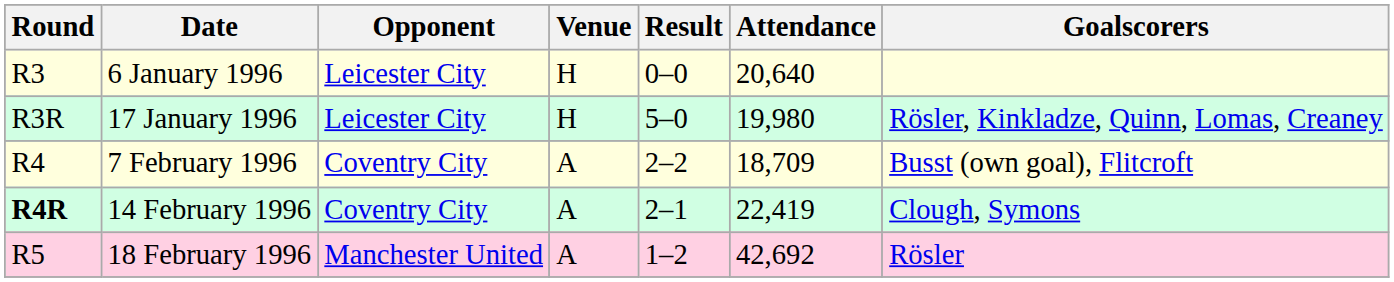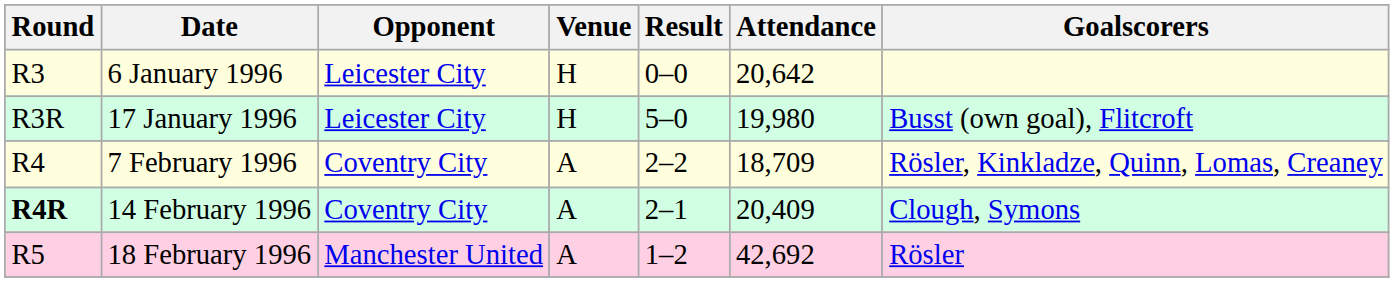(775, 72) 20,640 -> (775, 72) 20,642
(1136, 118) Rösler, Kinkladze, Quinn, Lomas, Creaney -> (1041, 118) Busst (own goal), Flitcroft
(1041, 163) Busst (own goal), Flitcroft -> (1136, 163) Rösler, Kinkladze, Quinn, Lomas, Creaney
(775, 208) 22,419 -> (775, 208) 20,409
